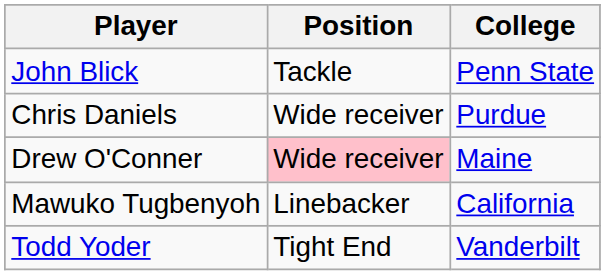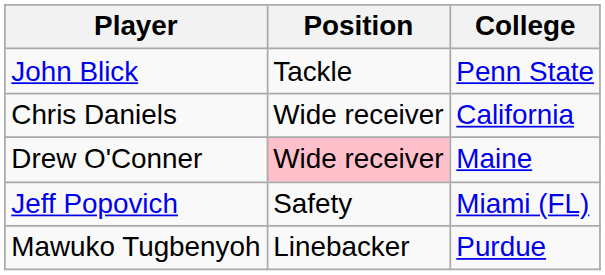(501, 114) Purdue -> (515, 114) California
+ row: (95, 203)
(515, 203) California -> (501, 247) Purdue
- row: (81, 247)
